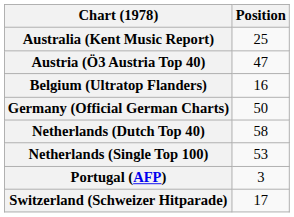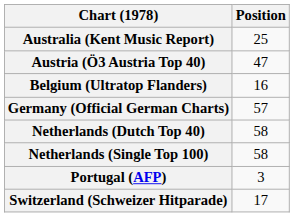(261, 108) 50 -> (261, 108) 57
(261, 154) 53 -> (261, 154) 58
